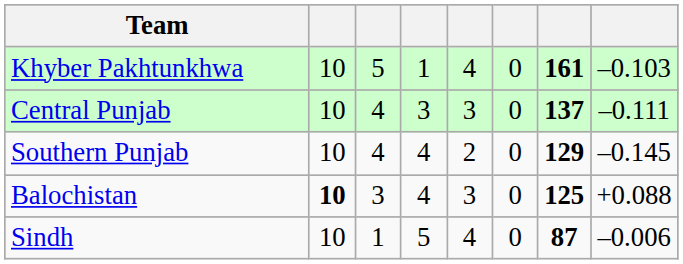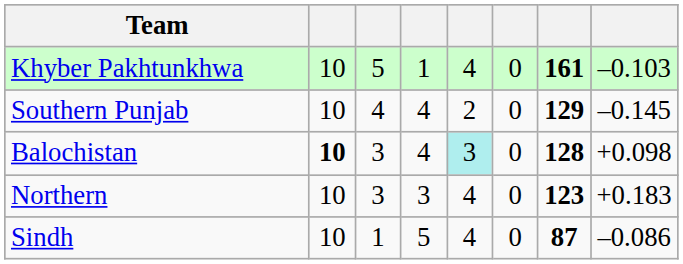- row: (91, 110)
(469, 195) no background -> (469, 152) paleturquoise background
(564, 195) 125 -> (564, 152) 128
(634, 195) +0.088 -> (634, 152) +0.098
+ row: (59, 195)
(634, 237) –0.006 -> (634, 237) –0.086
